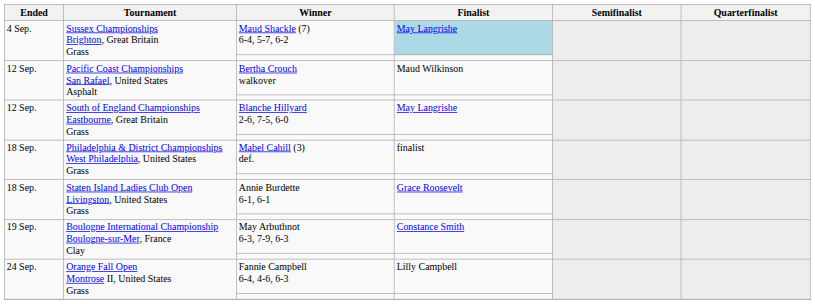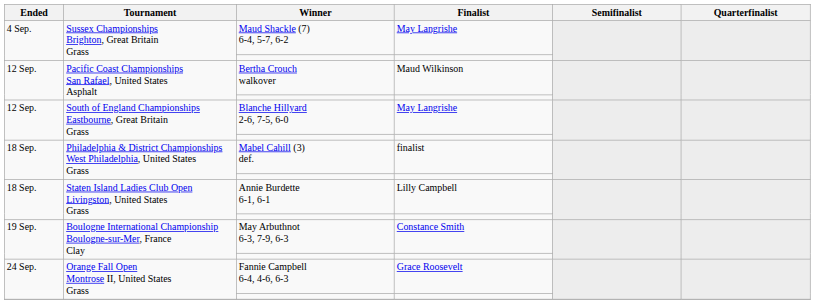(427, 28) lightblue background -> (427, 28) no background
(430, 187) Grace Roosevelt -> (427, 187) Lilly Campbell
(427, 267) Lilly Campbell -> (430, 267) Grace Roosevelt
